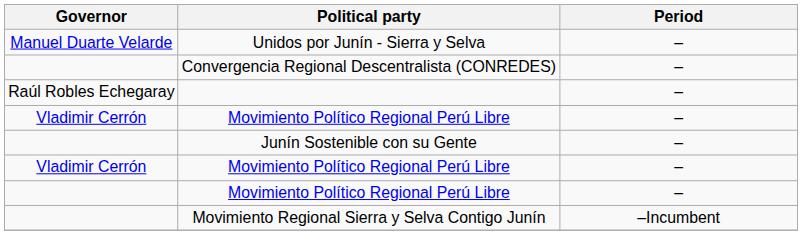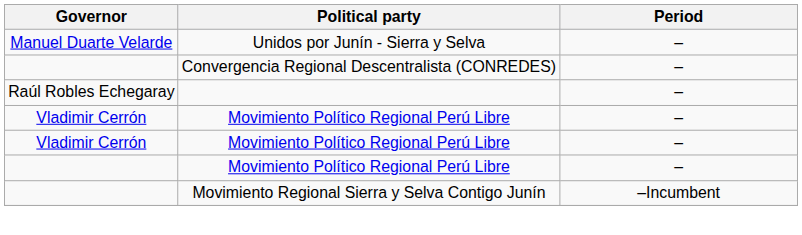- row: (91, 143)
